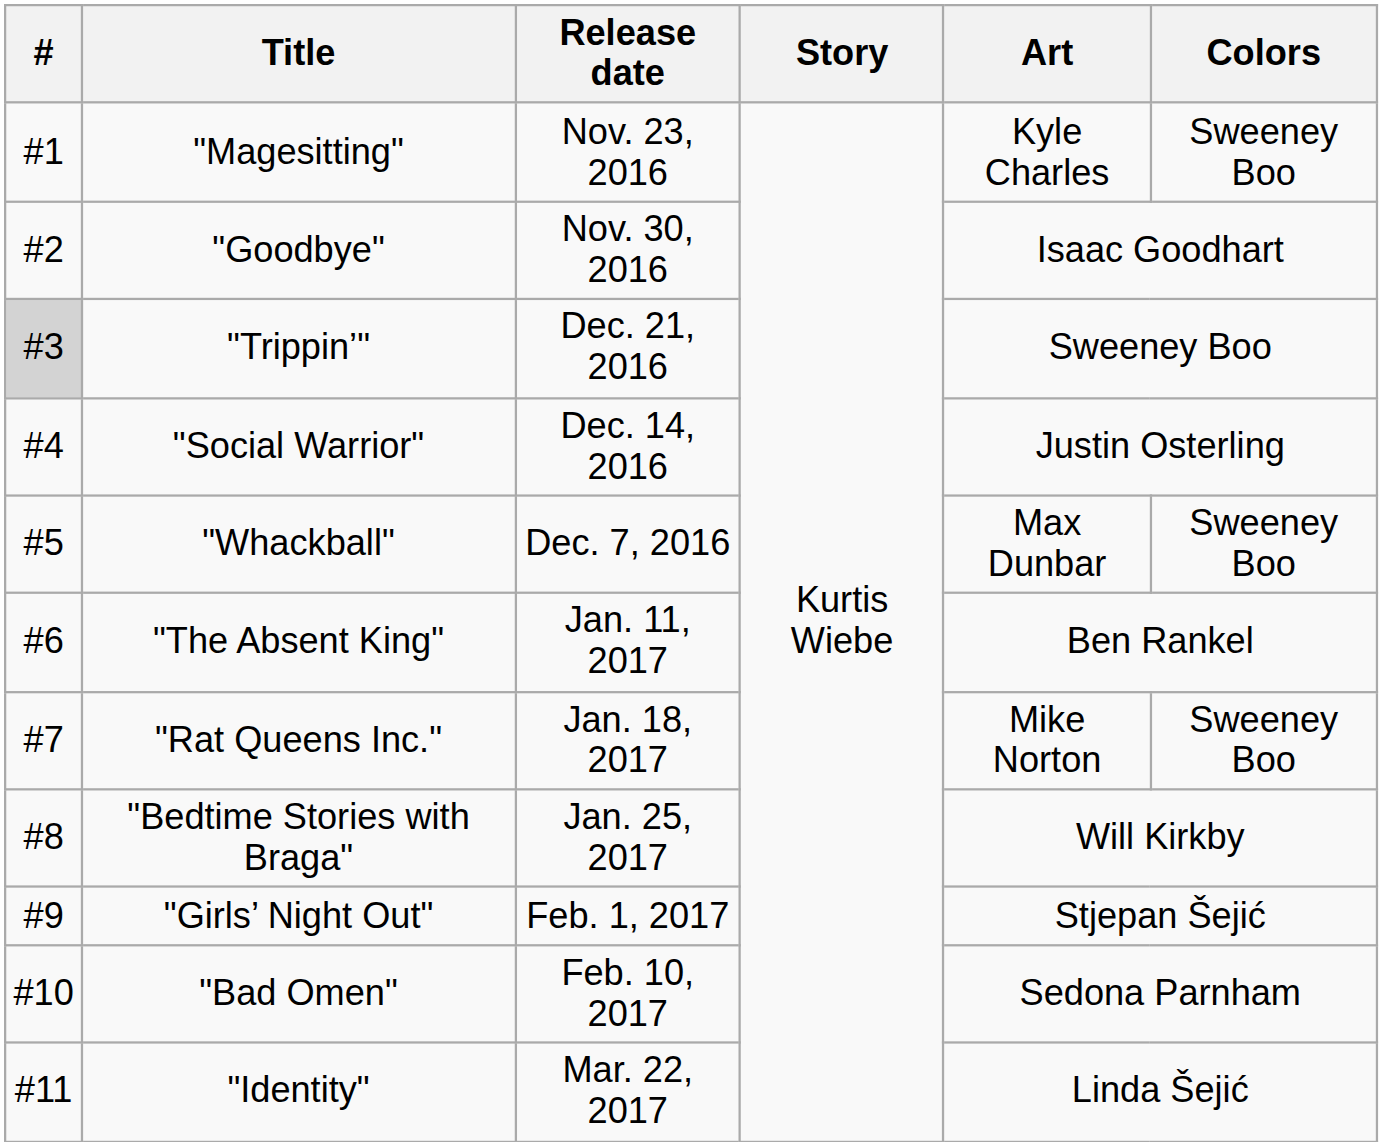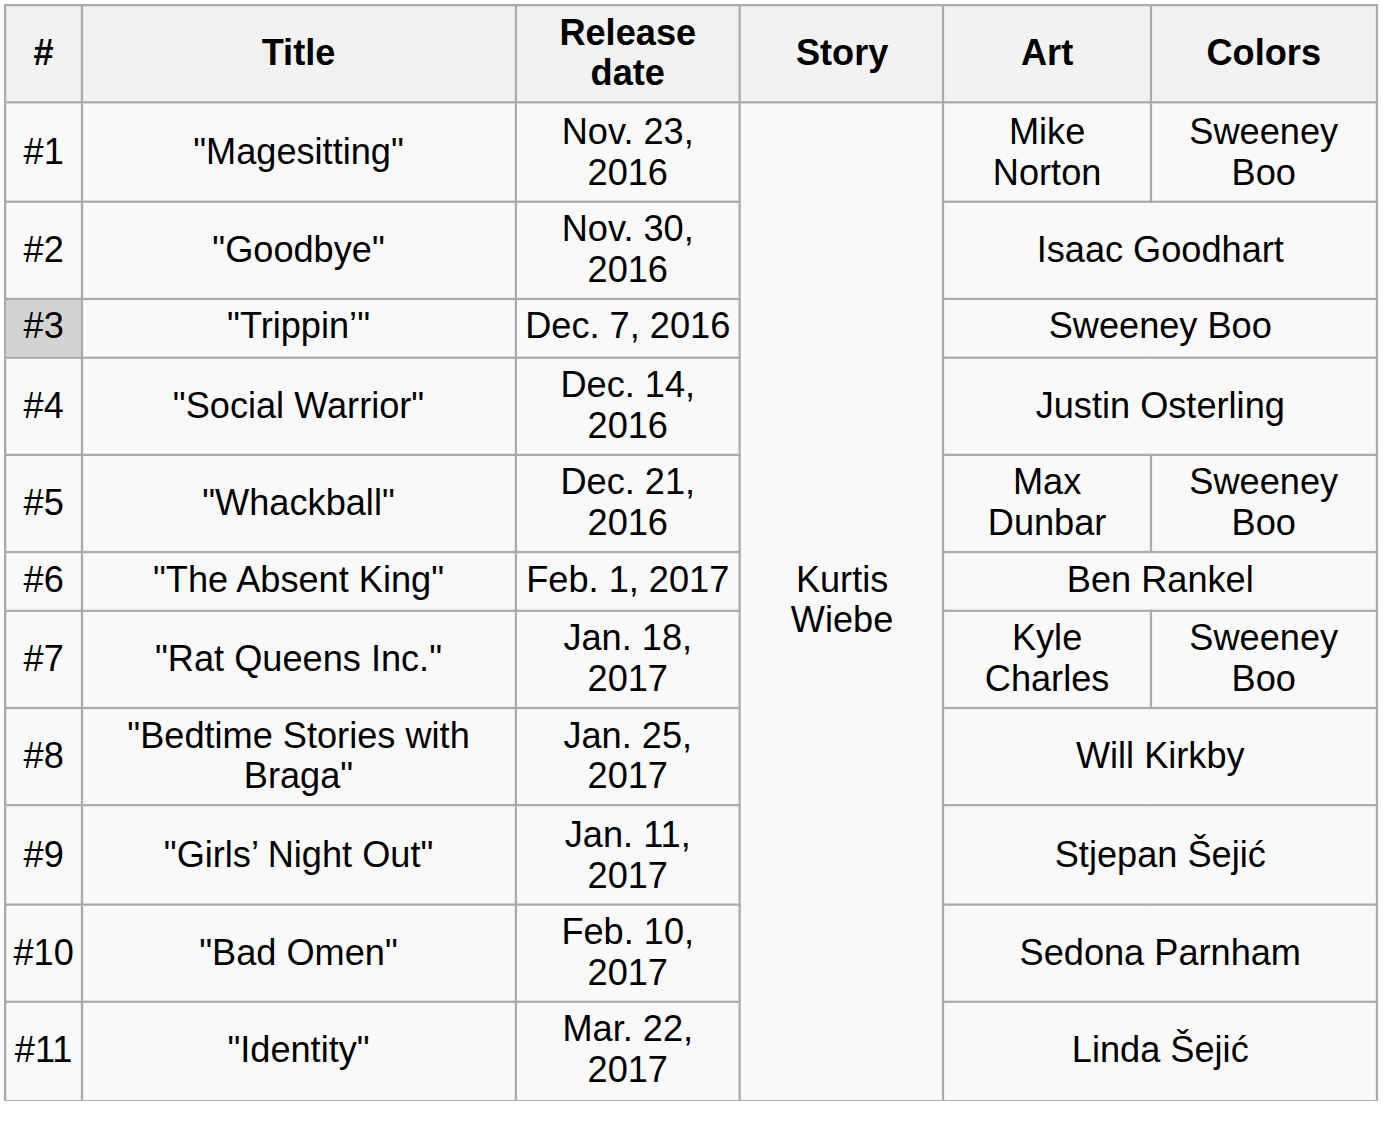(1047, 151) Kyle Charles -> (1047, 151) Mike Norton
(628, 347) Dec. 21, 2016 -> (628, 327) Dec. 7, 2016
(628, 543) Dec. 7, 2016 -> (628, 502) Dec. 21, 2016
(628, 641) Jan. 11, 2017 -> (628, 580) Feb. 1, 2017
(1047, 739) Mike Norton -> (1047, 658) Kyle Charles
(628, 915) Feb. 1, 2017 -> (628, 854) Jan. 11, 2017
